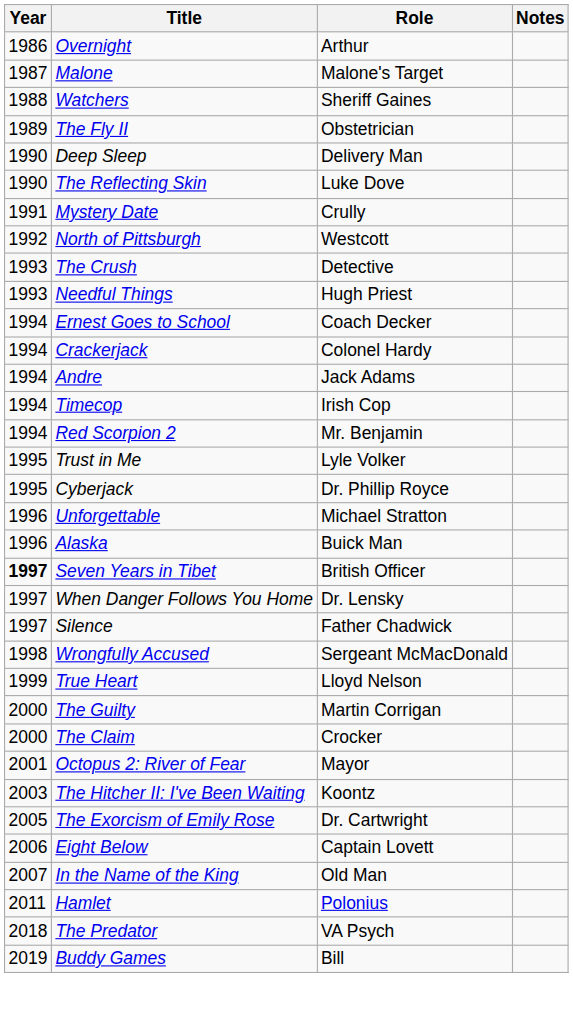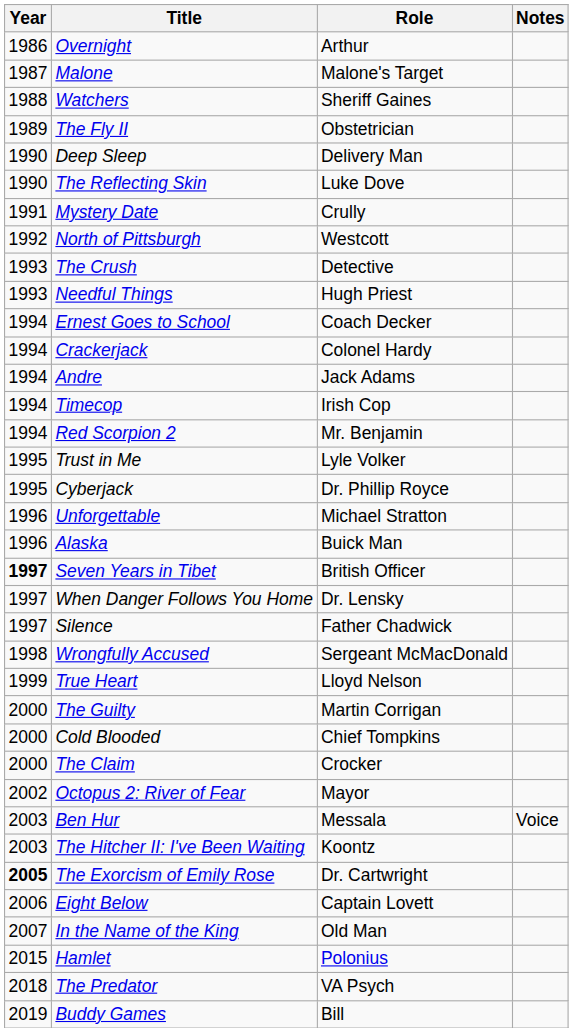+ row: (108, 737)
(28, 765) 2001 -> (28, 792) 2002
+ row: (87, 820)
(28, 820) normal -> (28, 875) bold
(27, 903) 2011 -> (28, 958) 2015
